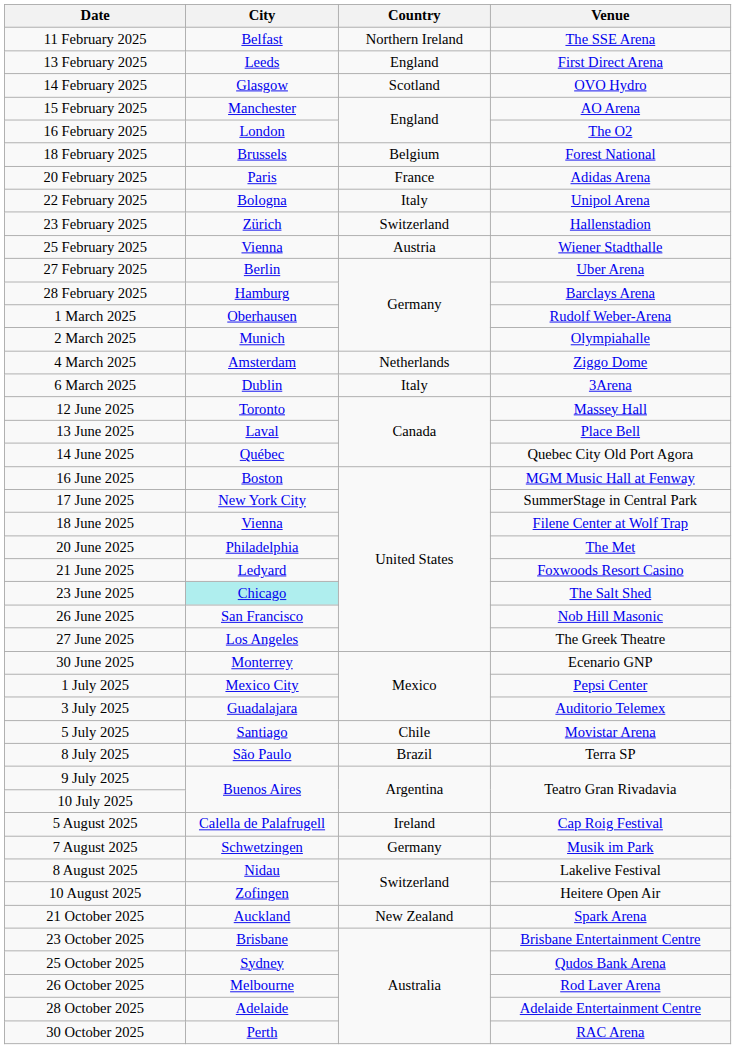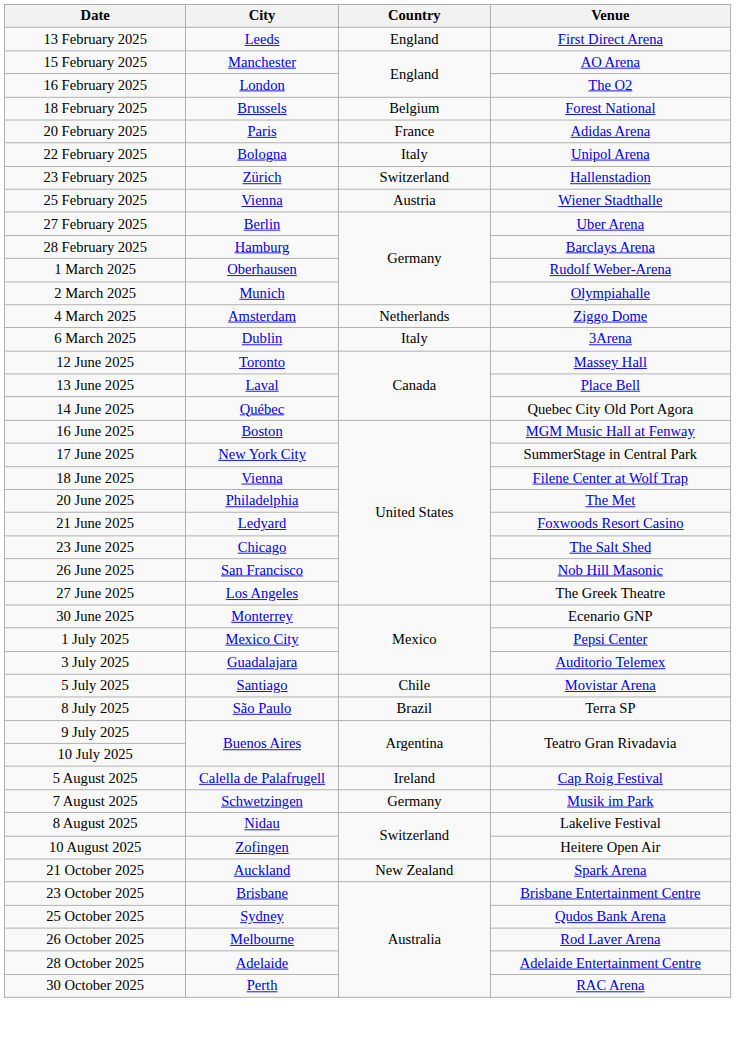- row: (95, 39)
- row: (95, 85)
(262, 593) paleturquoise background -> (262, 547) no background
